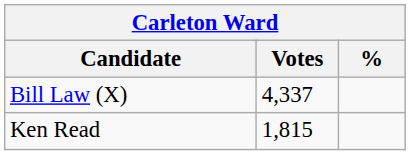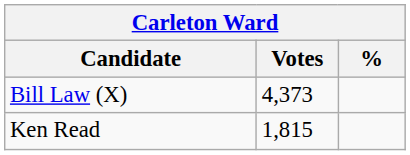(287, 94) 4,337 -> (287, 94) 4,373
